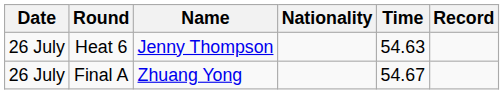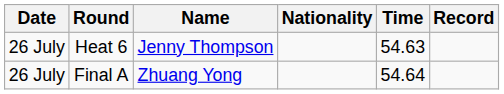(403, 74) 54.67 -> (403, 74) 54.64
